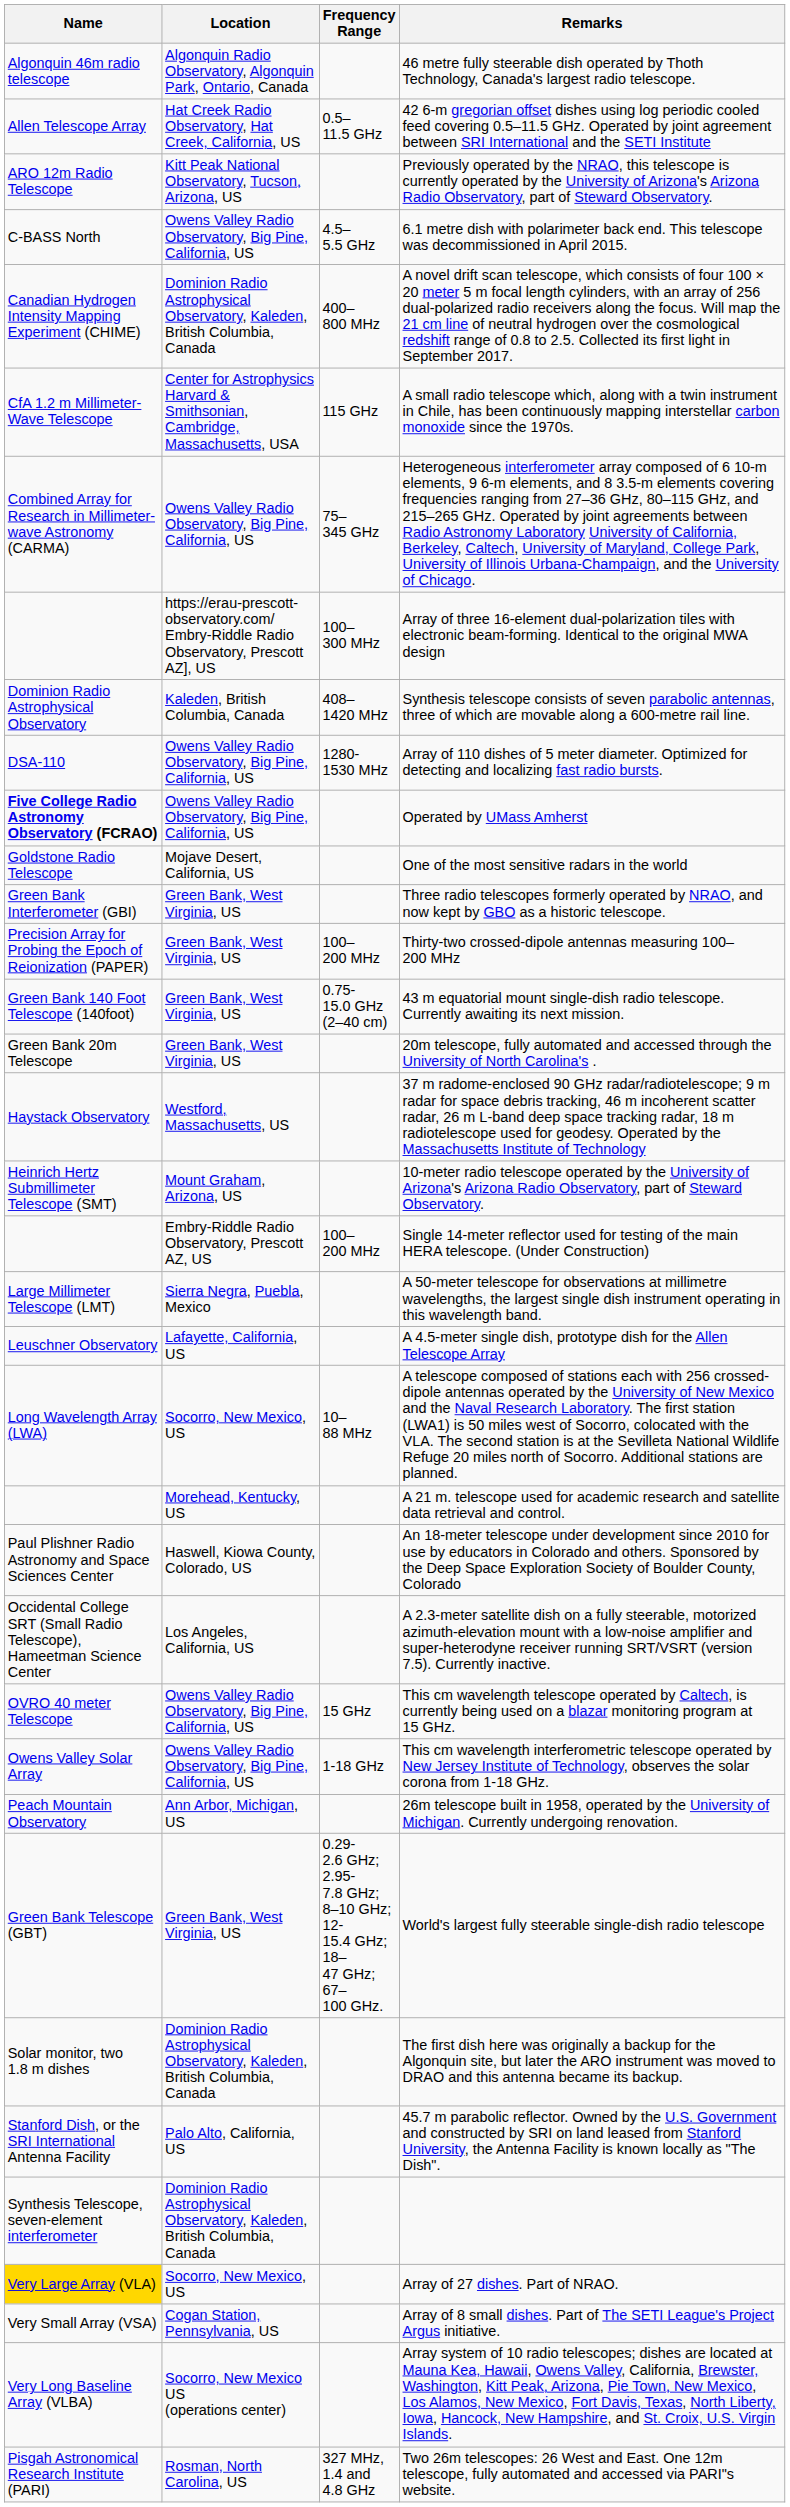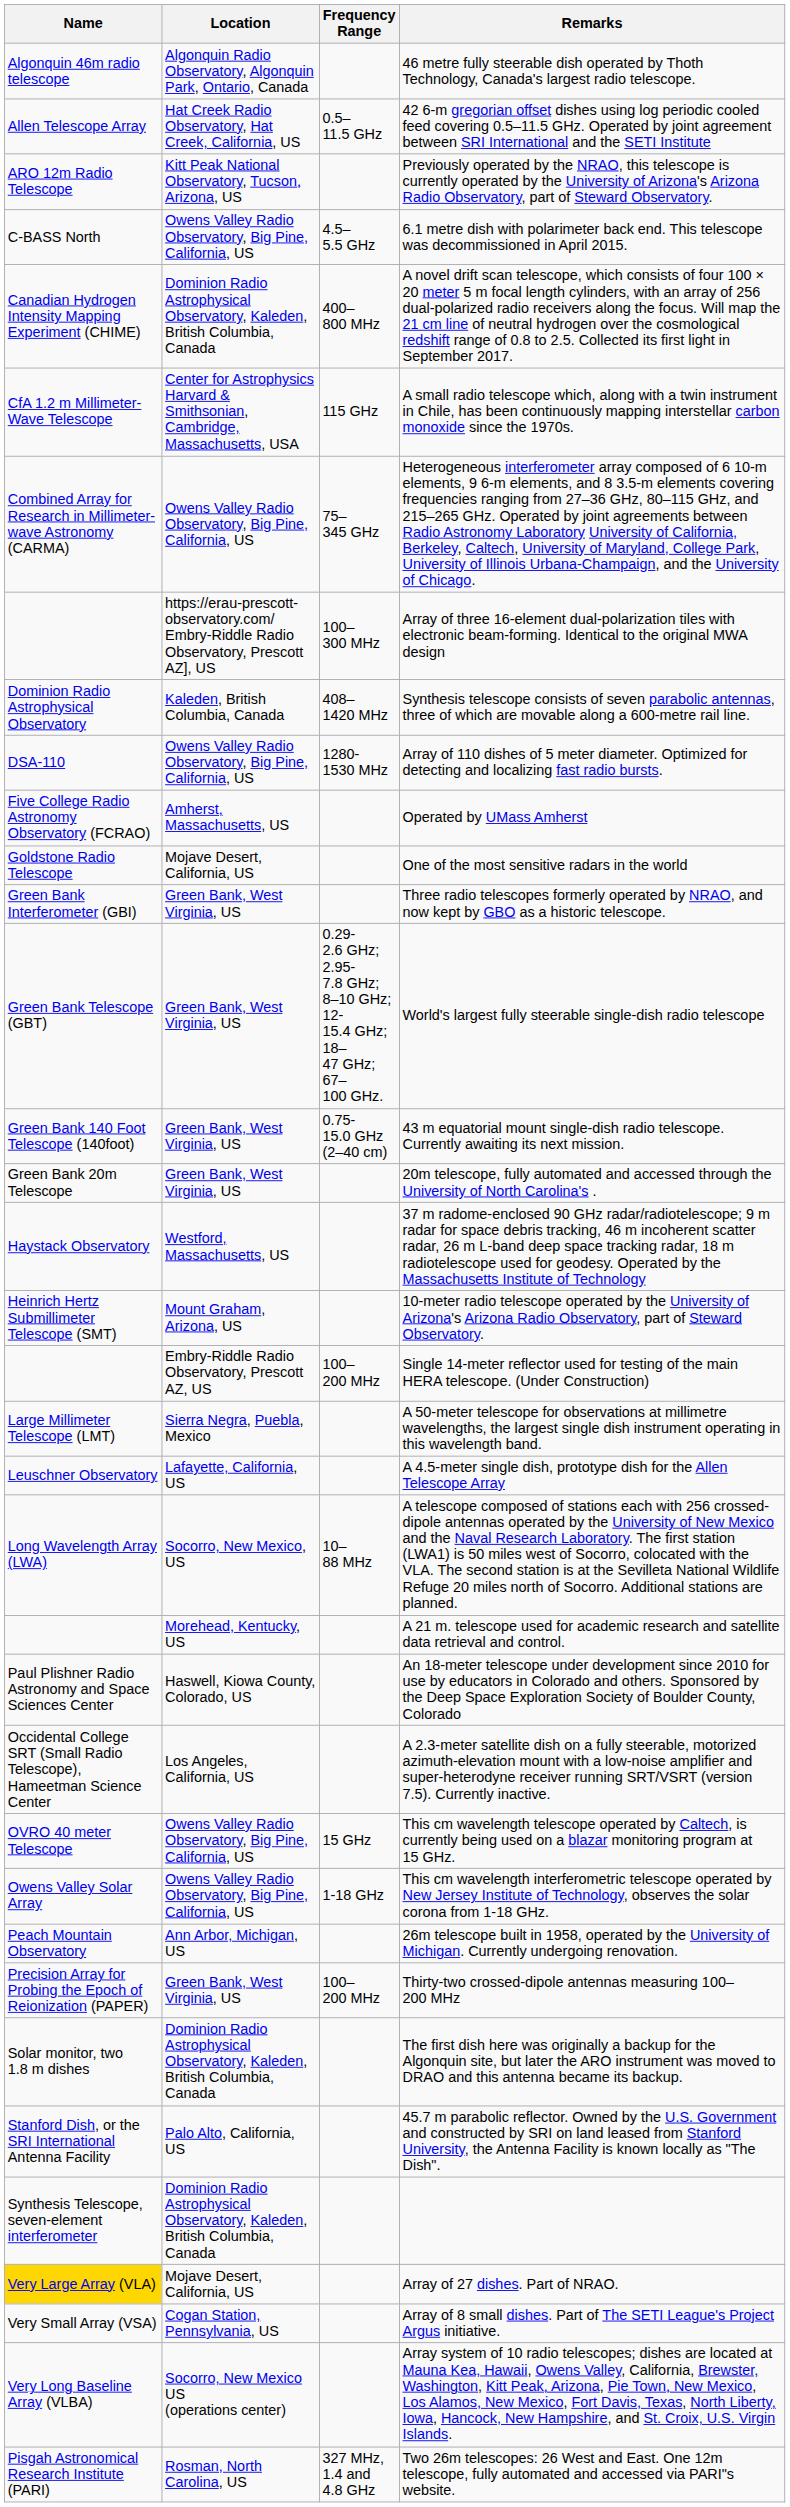(83, 817) bold -> (79, 817) normal
(237, 817) Owens Valley Radio Observatory, Big Pine, California, US -> (227, 817) Amherst, Massachusetts, US
rows swapped: (583, 1925) <-> (568, 951)
(236, 2284) Socorro, New Mexico, US -> (214, 2284) Mojave Desert, California, US
